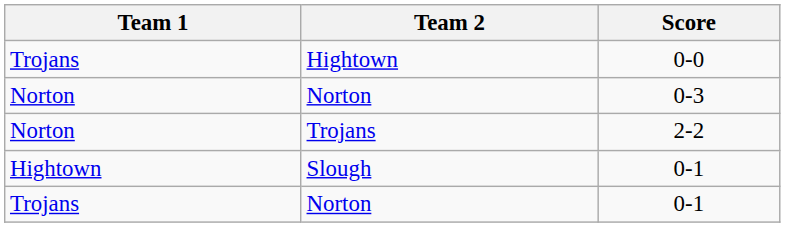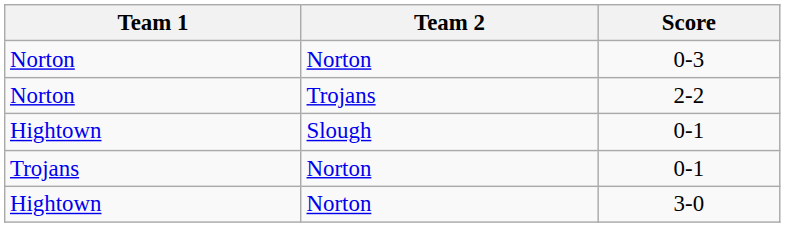- row: (45, 58)
+ row: (56, 204)
